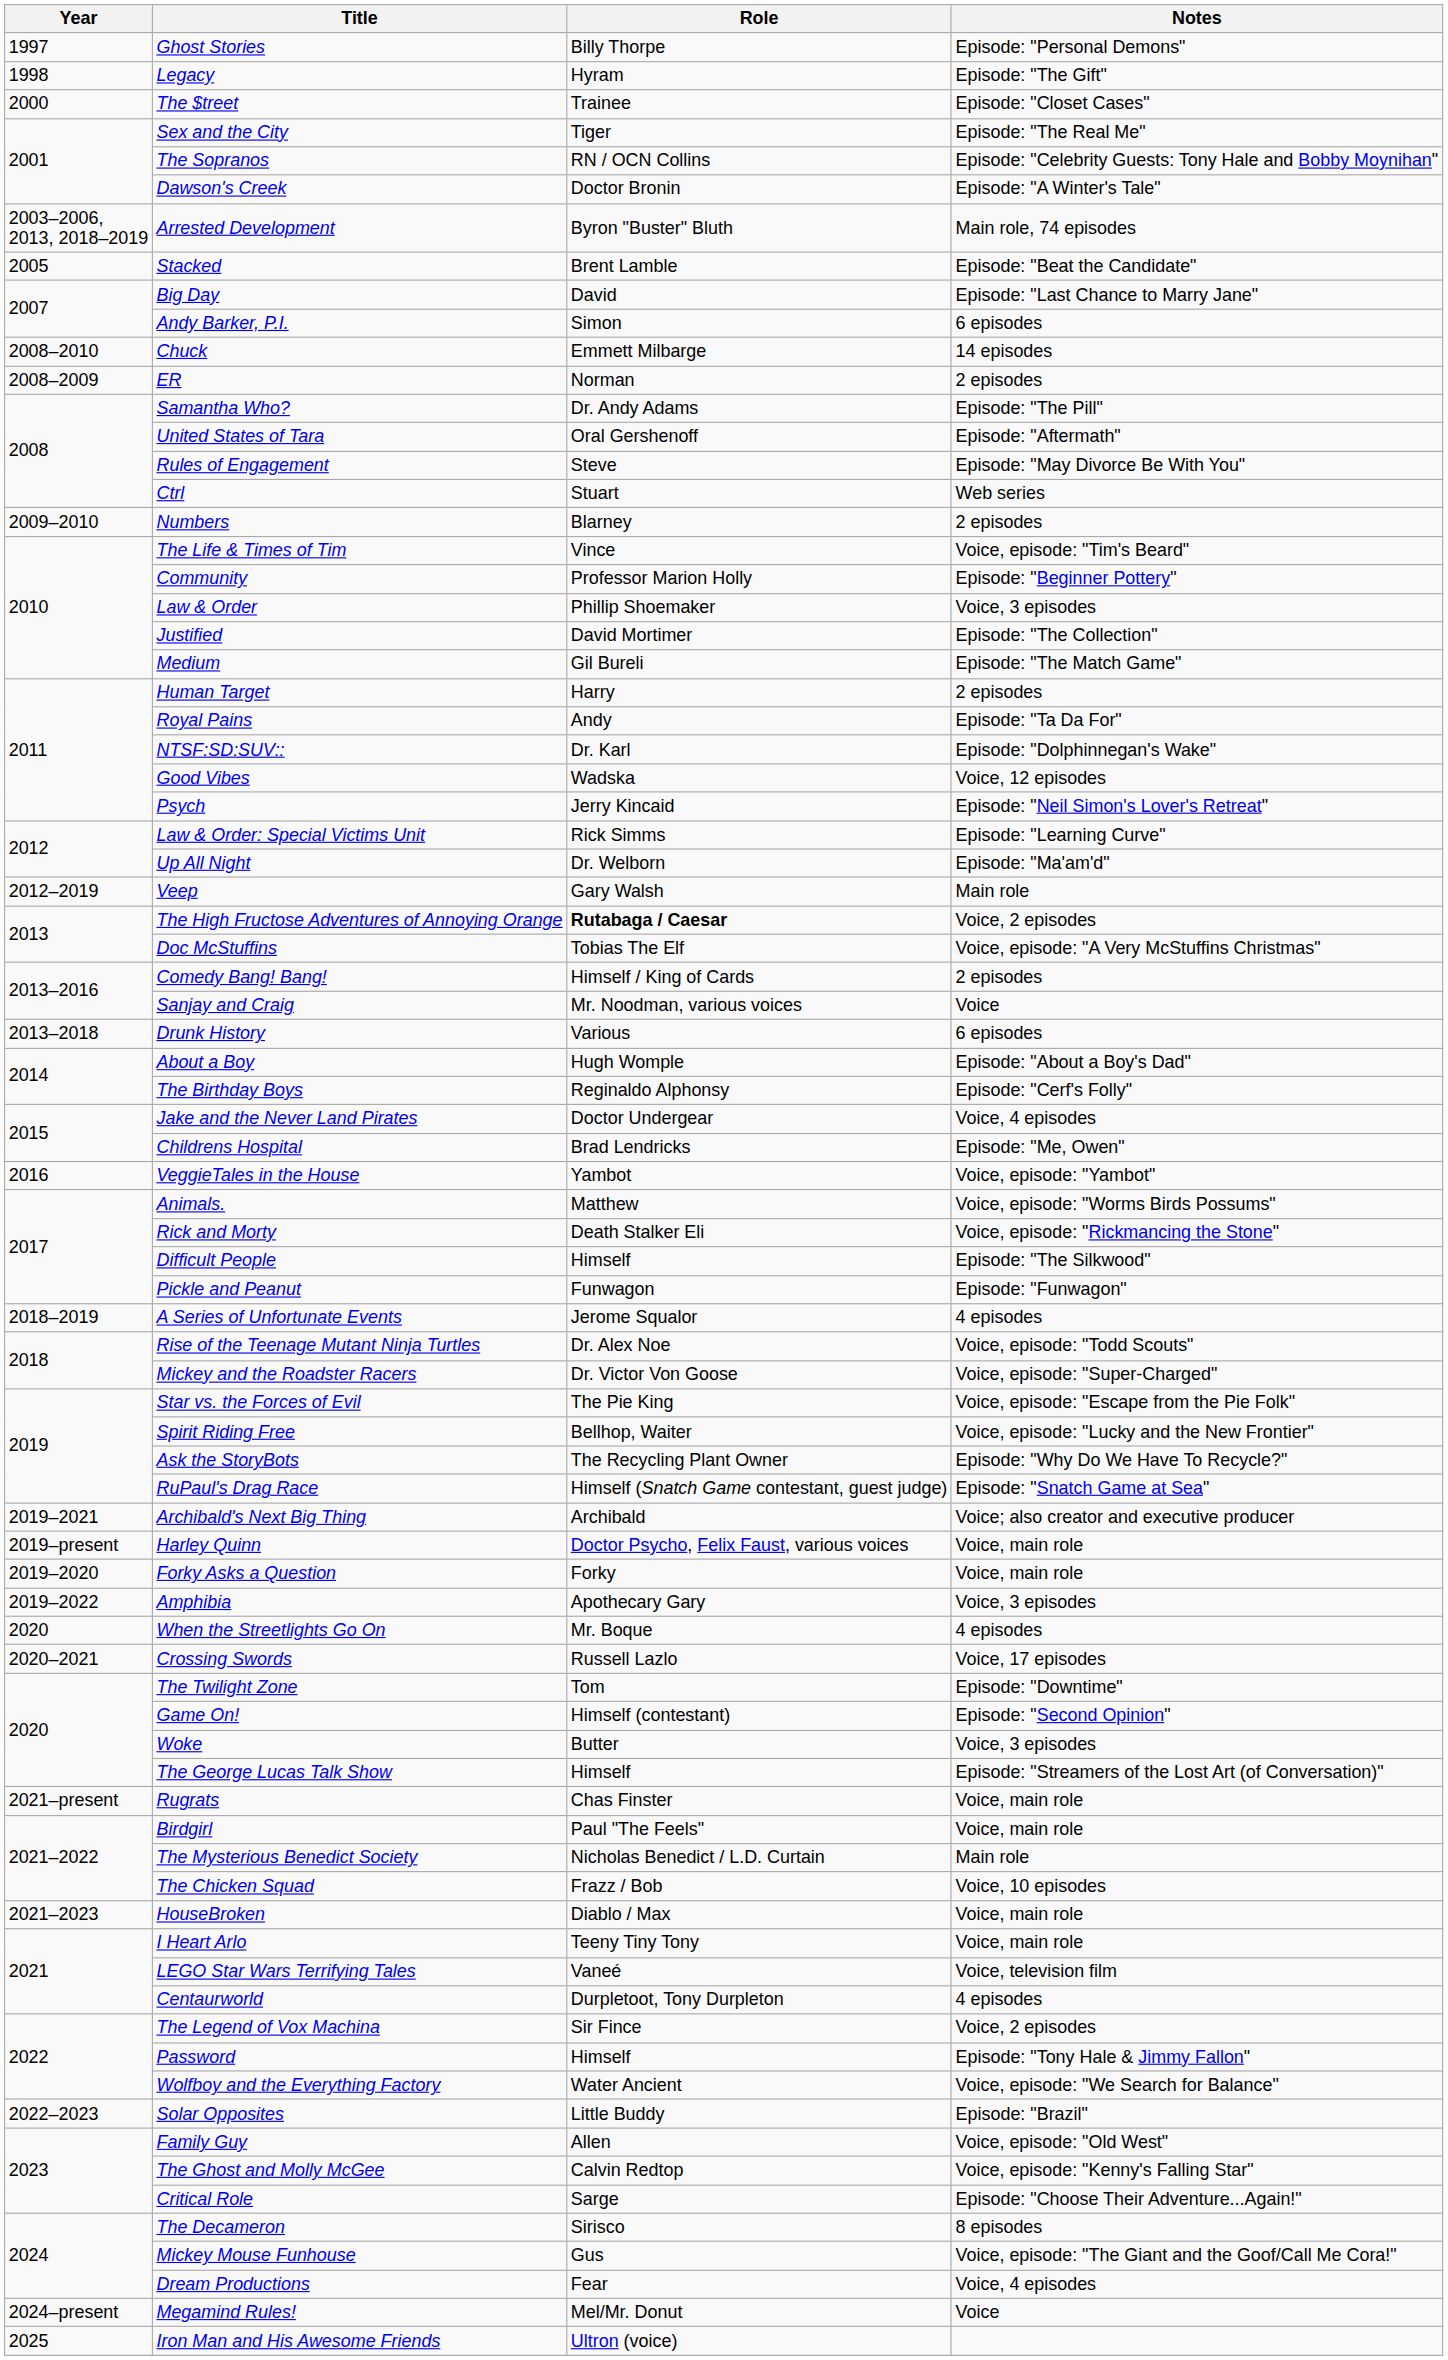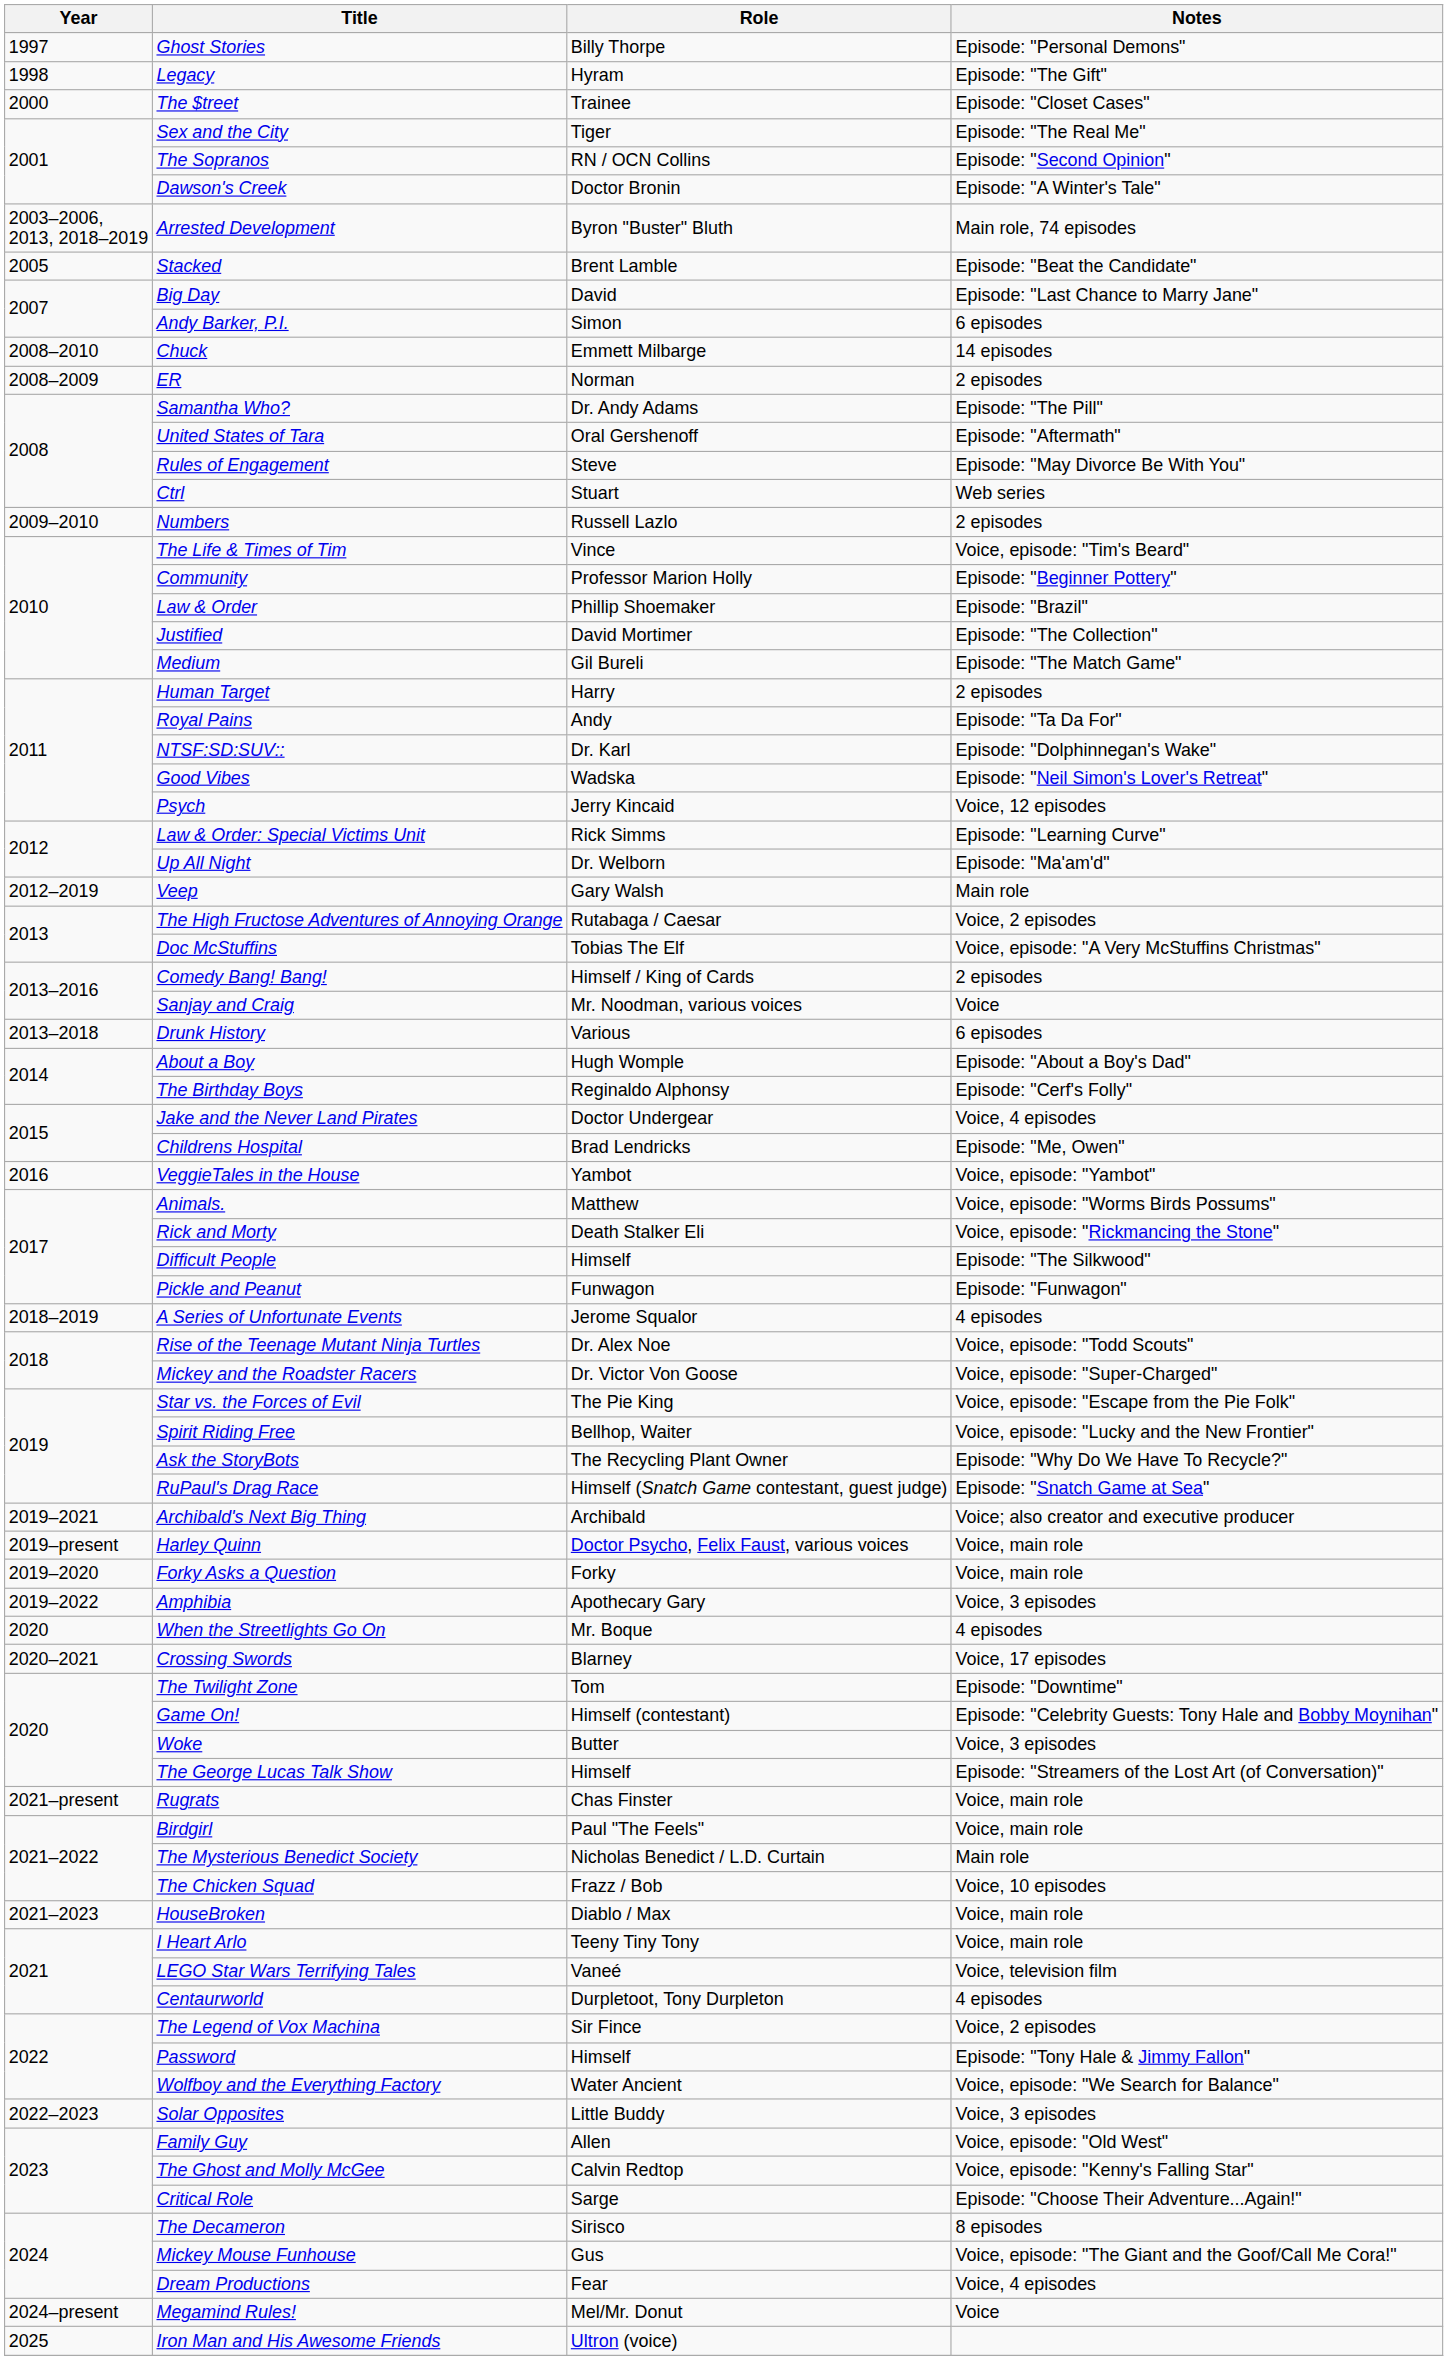(1197, 160) Episode: "Celebrity Guests: Tony Hale and Bobby Moynihan" -> (1063, 160) Episode: "Second Opinion"
(601, 522) Blarney -> (624, 522) Russell Lazlo
(1026, 607) Voice, 3 episodes -> (1022, 607) Episode: "Brazil"
(1031, 777) Voice, 12 episodes -> (1112, 777) Episode: "Neil Simon's Lover's Retreat"
(1112, 806) Episode: "Neil Simon's Lover's Retreat" -> (1031, 806) Voice, 12 episodes
(649, 919) bold -> (646, 919) normal
(624, 1658) Russell Lazlo -> (601, 1658) Blarney
(1063, 1715) Episode: "Second Opinion" -> (1197, 1715) Episode: "Celebrity Guests: Tony Hale and Bobby Moynihan"
(1022, 2113) Episode: "Brazil" -> (1026, 2113) Voice, 3 episodes
